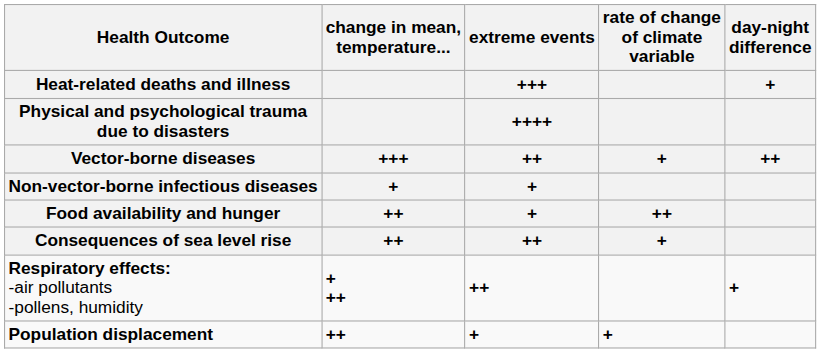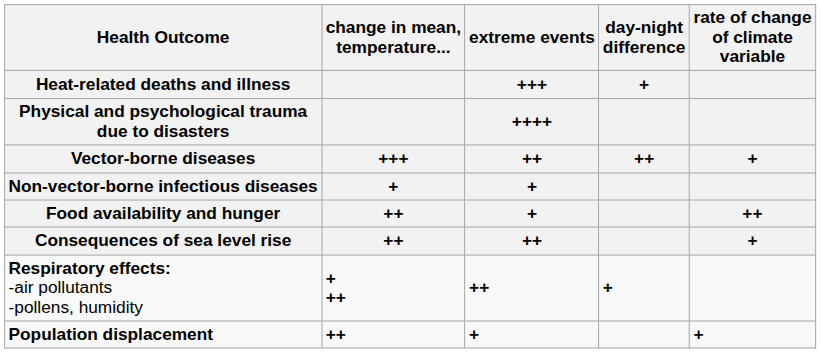columns swapped: (662, 240) <-> (770, 241)
